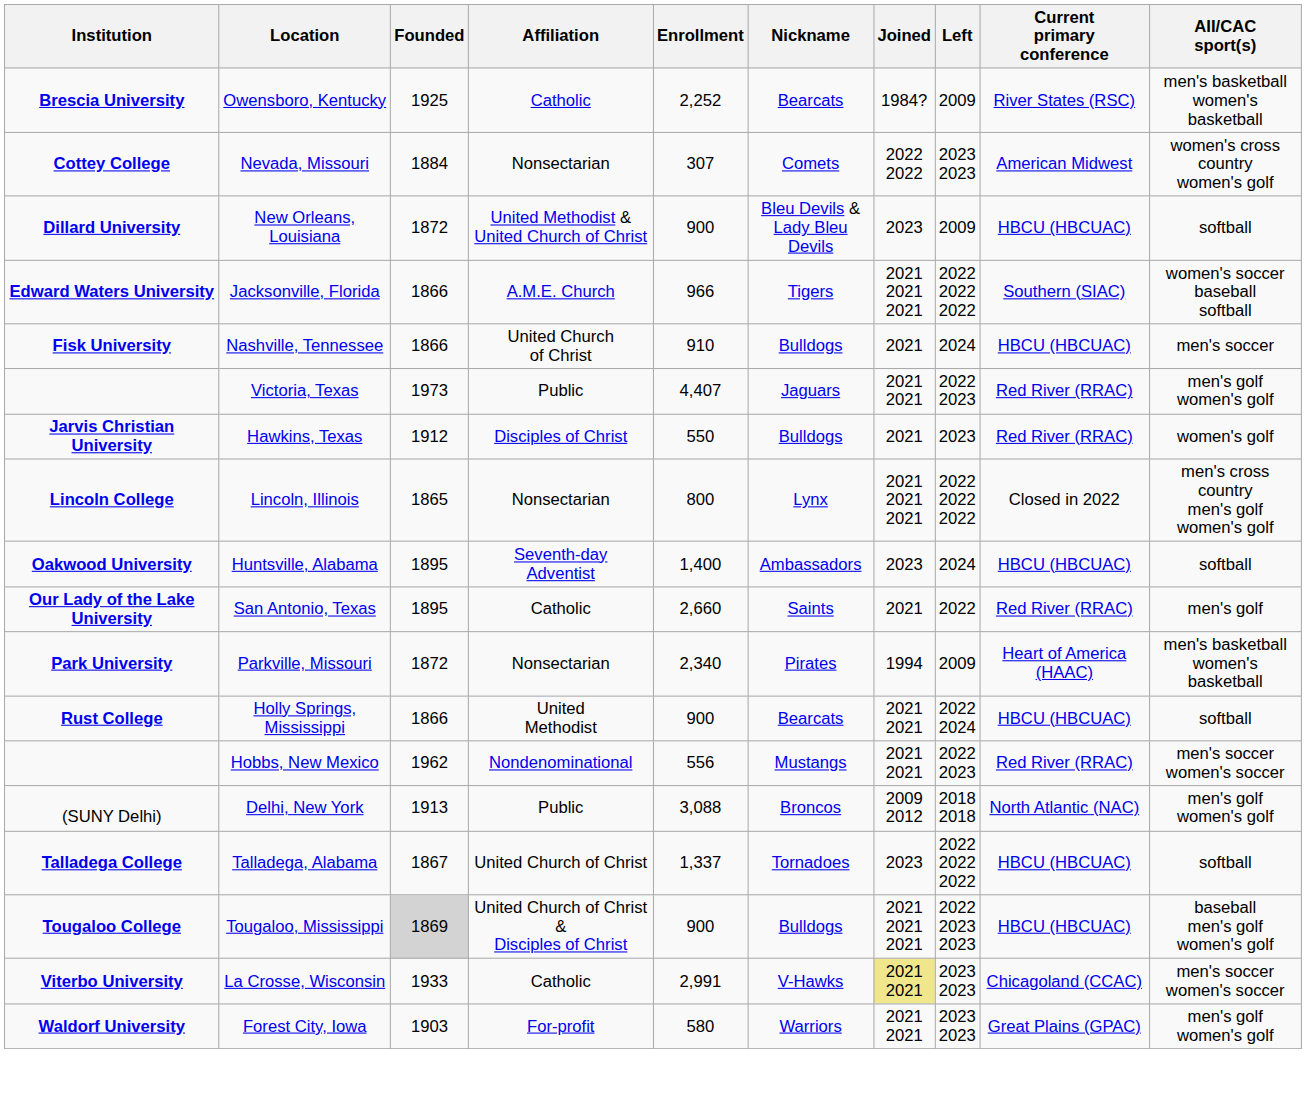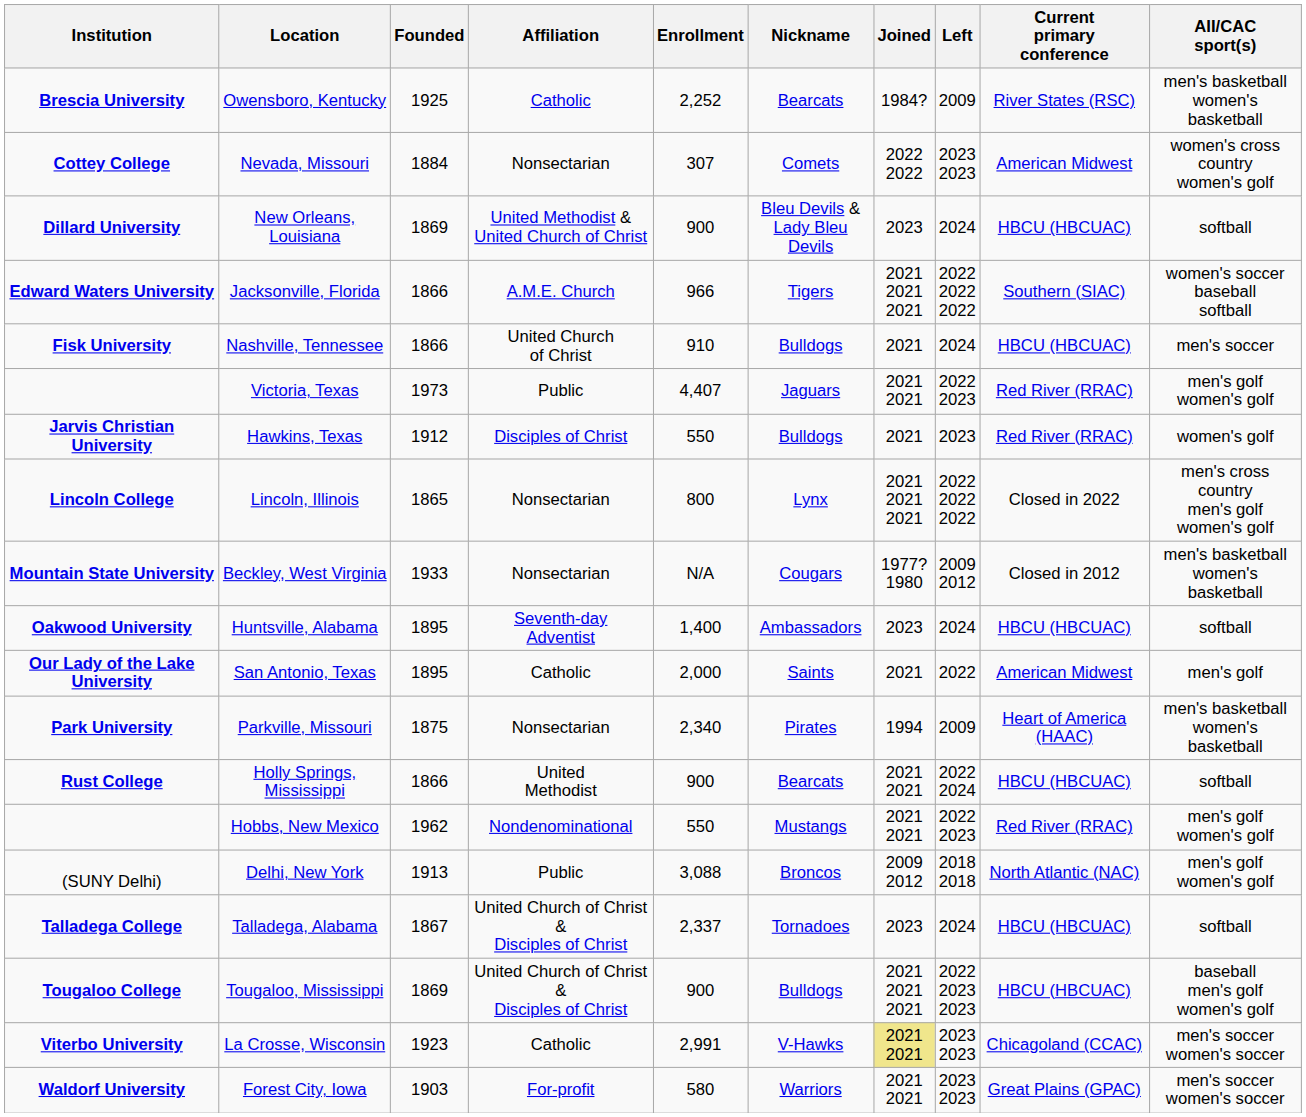(429, 227) 1872 -> (429, 227) 1869
(957, 227) 2009 -> (957, 227) 2024
+ row: (305, 573)
(700, 609) 2,660 -> (700, 673) 2,000
(1064, 609) Red River (RRAC) -> (1064, 673) American Midwest
(429, 663) 1872 -> (429, 727) 1875
(700, 763) 556 -> (700, 827) 550
(1225, 763) men's soccer women's soccer -> (1225, 827) men's golf women's golf
(561, 862) United Church of Christ -> (561, 926) United Church of Christ & Disciples of Christ
(700, 862) 1,337 -> (700, 926) 2,337
(957, 862) 2022 2022 2022 -> (957, 926) 2024
(429, 926) lightgrey background -> (429, 990) no background
(429, 981) 1933 -> (429, 1044) 1923
(1225, 1026) men's golf women's golf -> (1225, 1090) men's soccer women's soccer
